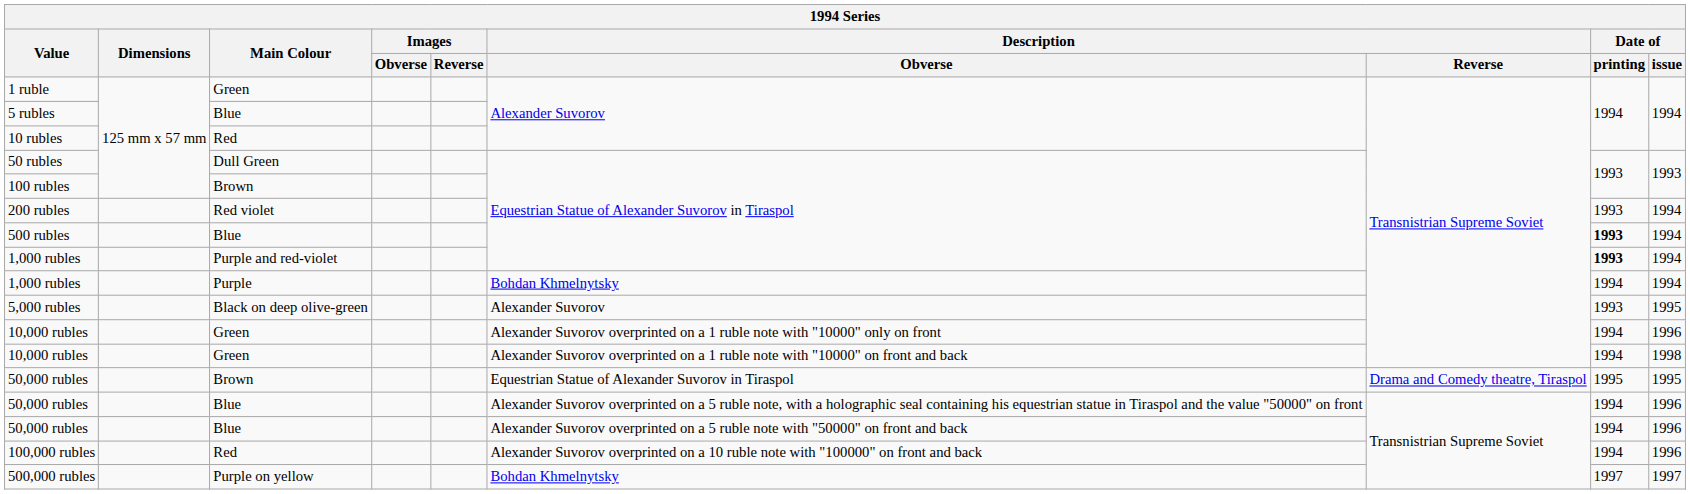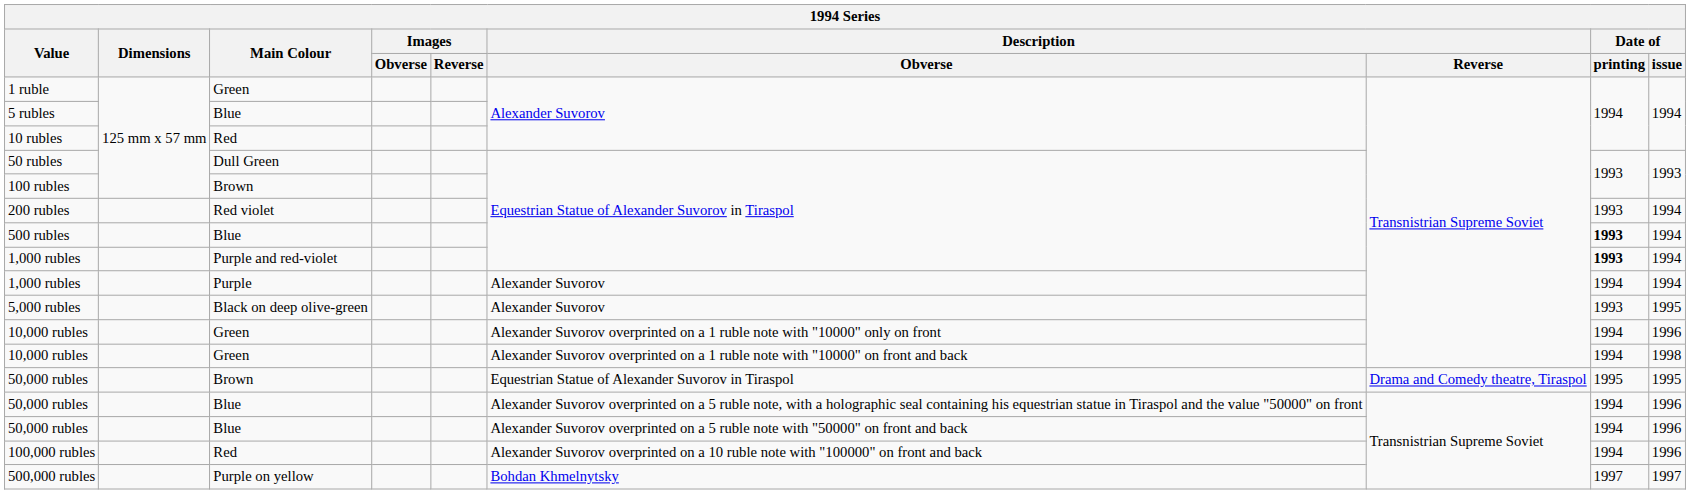(555, 283) Bohdan Khmelnytsky -> (548, 283) Alexander Suvorov
